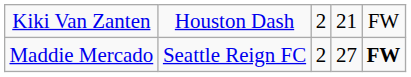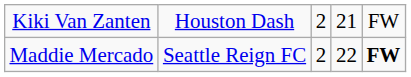(346, 54) 27 -> (346, 54) 22
